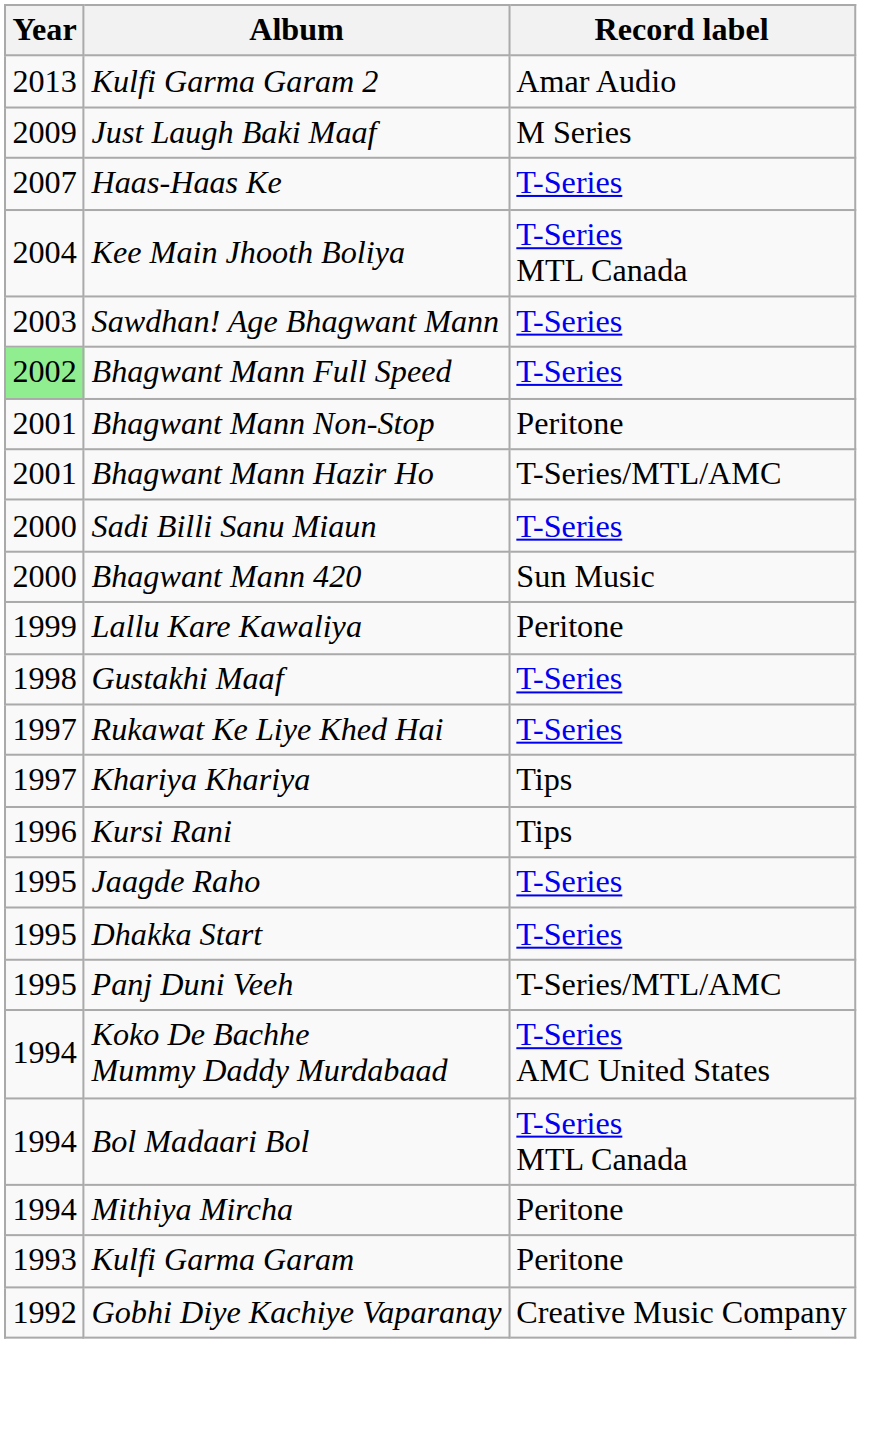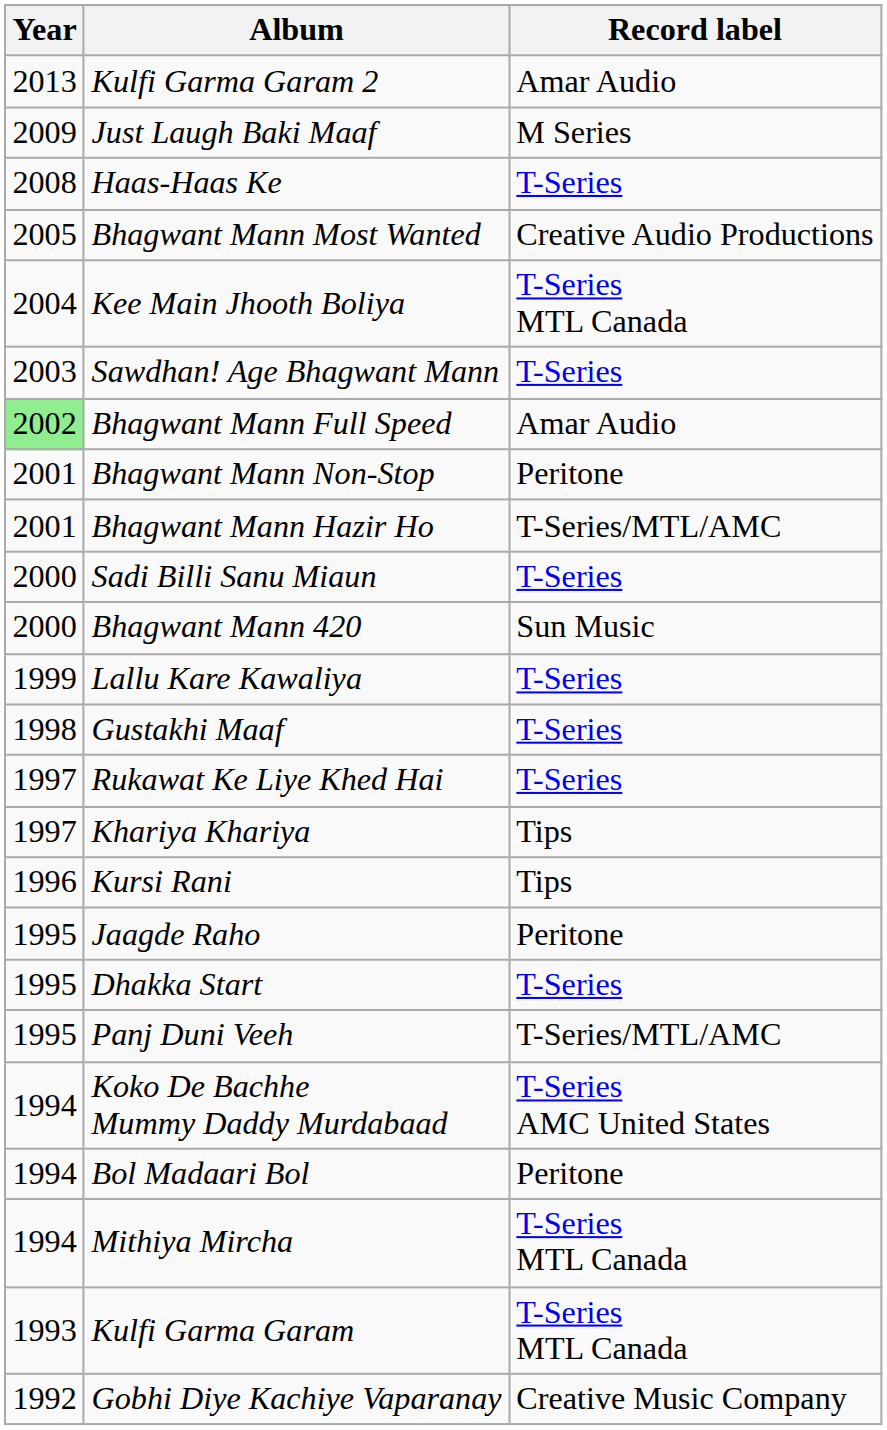(45, 183) 2007 -> (45, 183) 2008
+ row: (286, 234)
(569, 372) T-Series -> (596, 423) Amar Audio
(570, 627) Peritone -> (569, 678) T-Series
(569, 882) T-Series -> (570, 933) Peritone
(602, 1140) T-Series MTL Canada -> (570, 1173) Peritone
(570, 1209) Peritone -> (602, 1242) T-Series MTL Canada
(570, 1260) Peritone -> (602, 1329) T-Series MTL Canada
